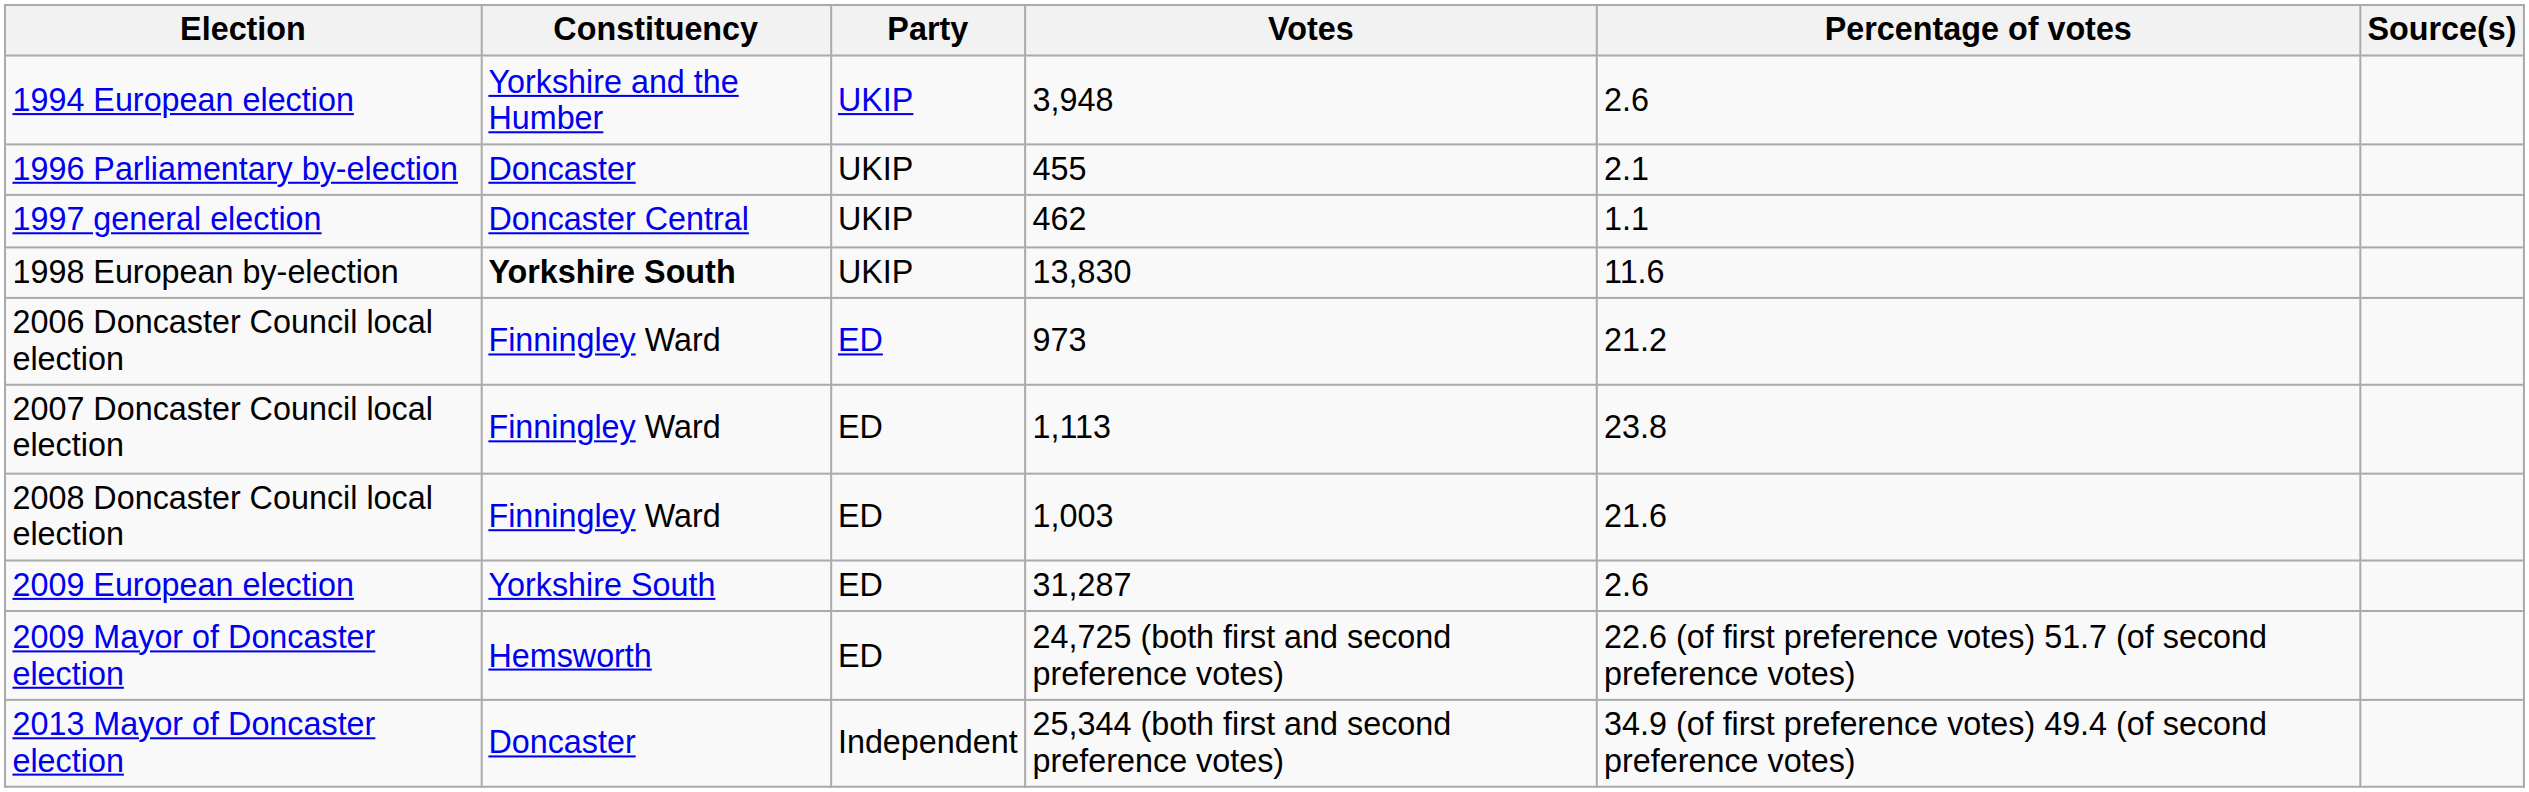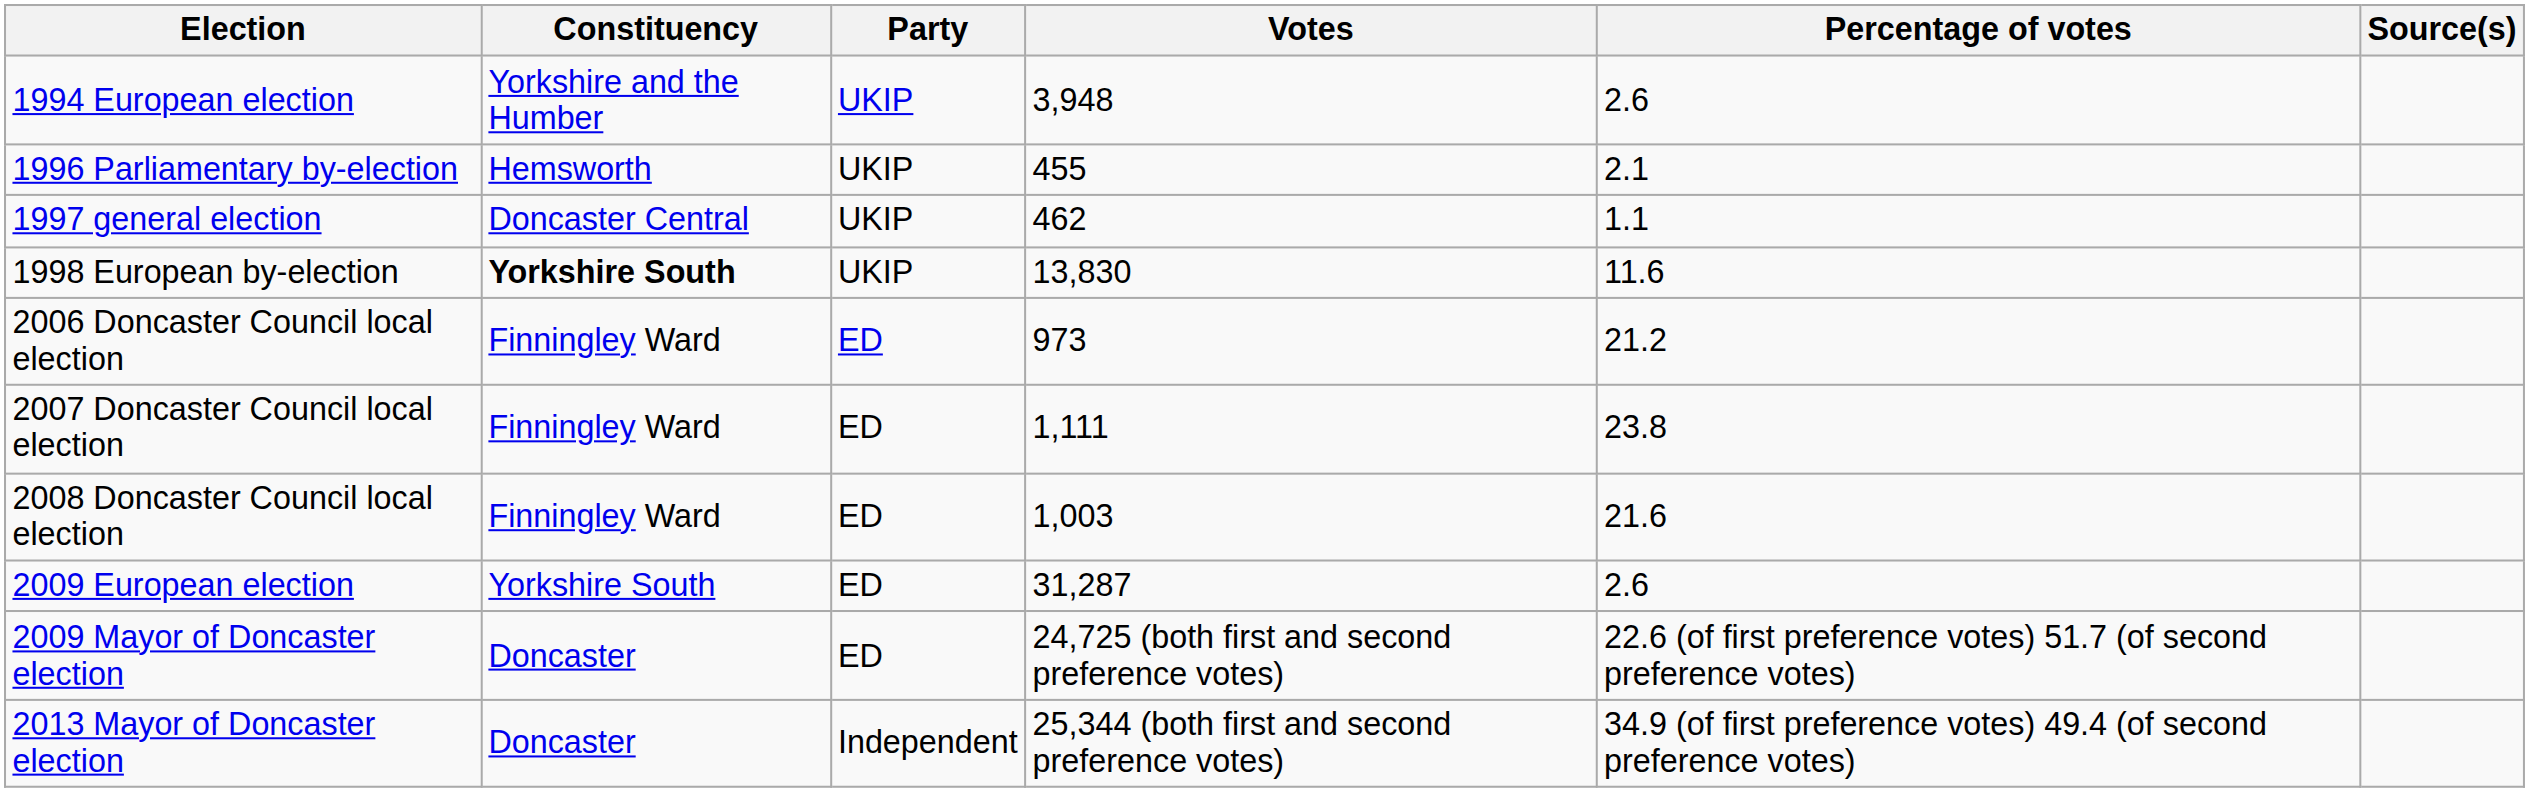(562, 169) Doncaster -> (570, 169) Hemsworth
(1072, 428) 1,113 -> (1071, 428) 1,111
(570, 655) Hemsworth -> (562, 655) Doncaster
